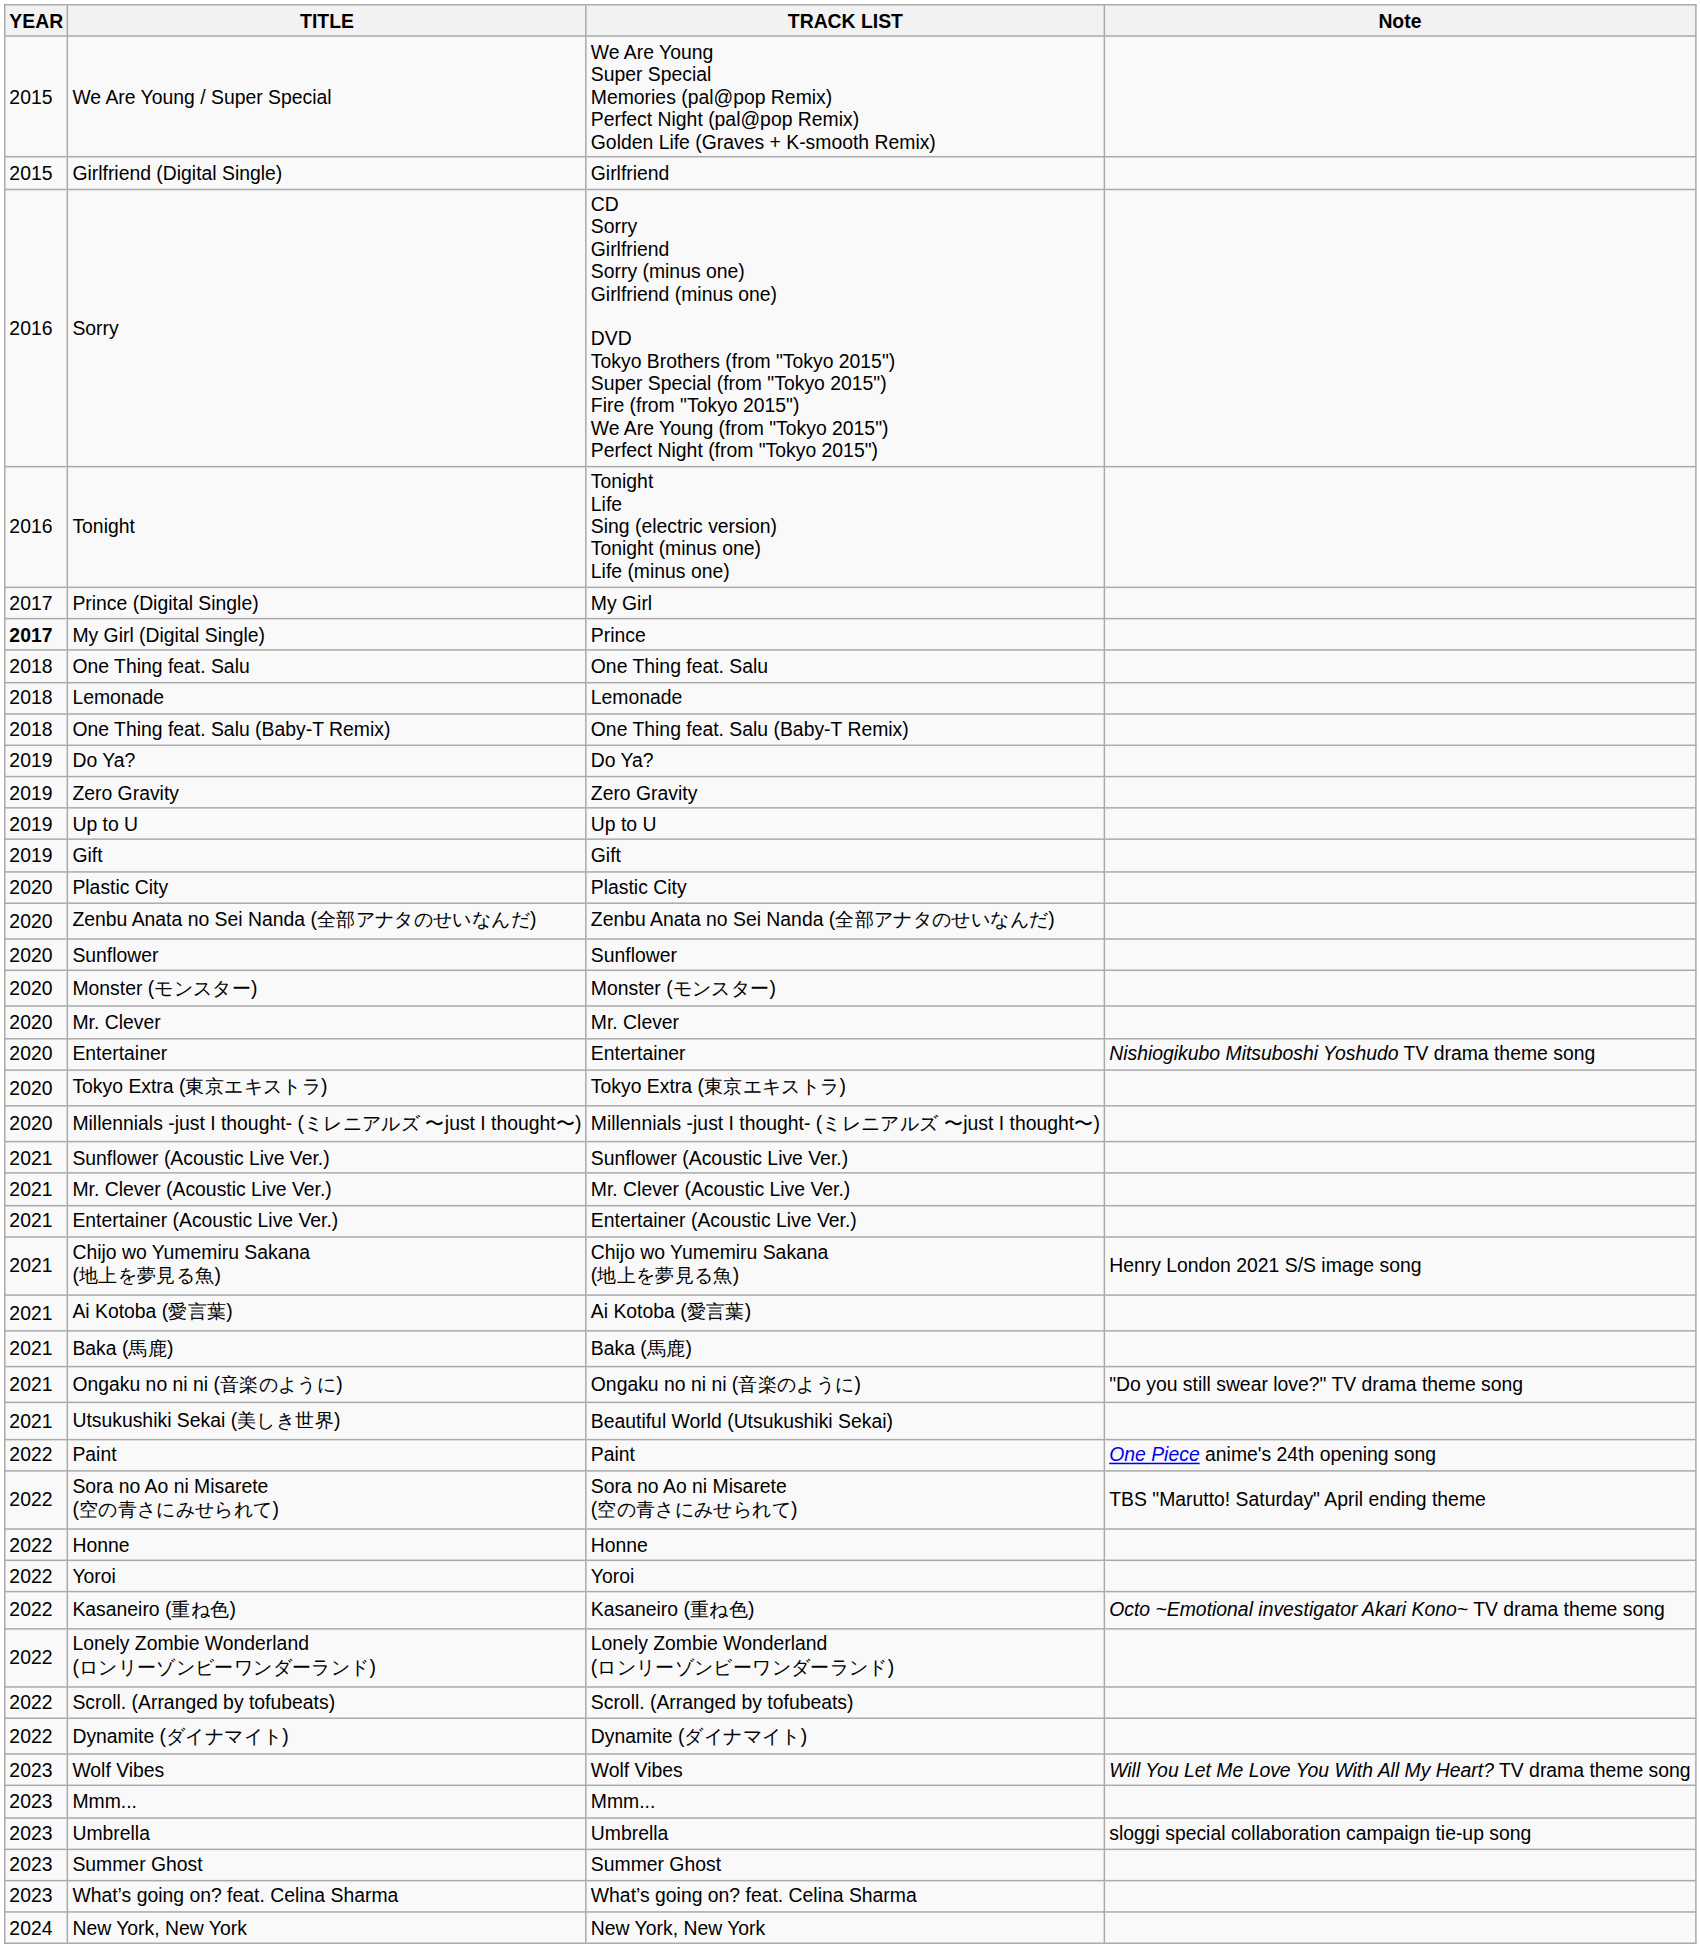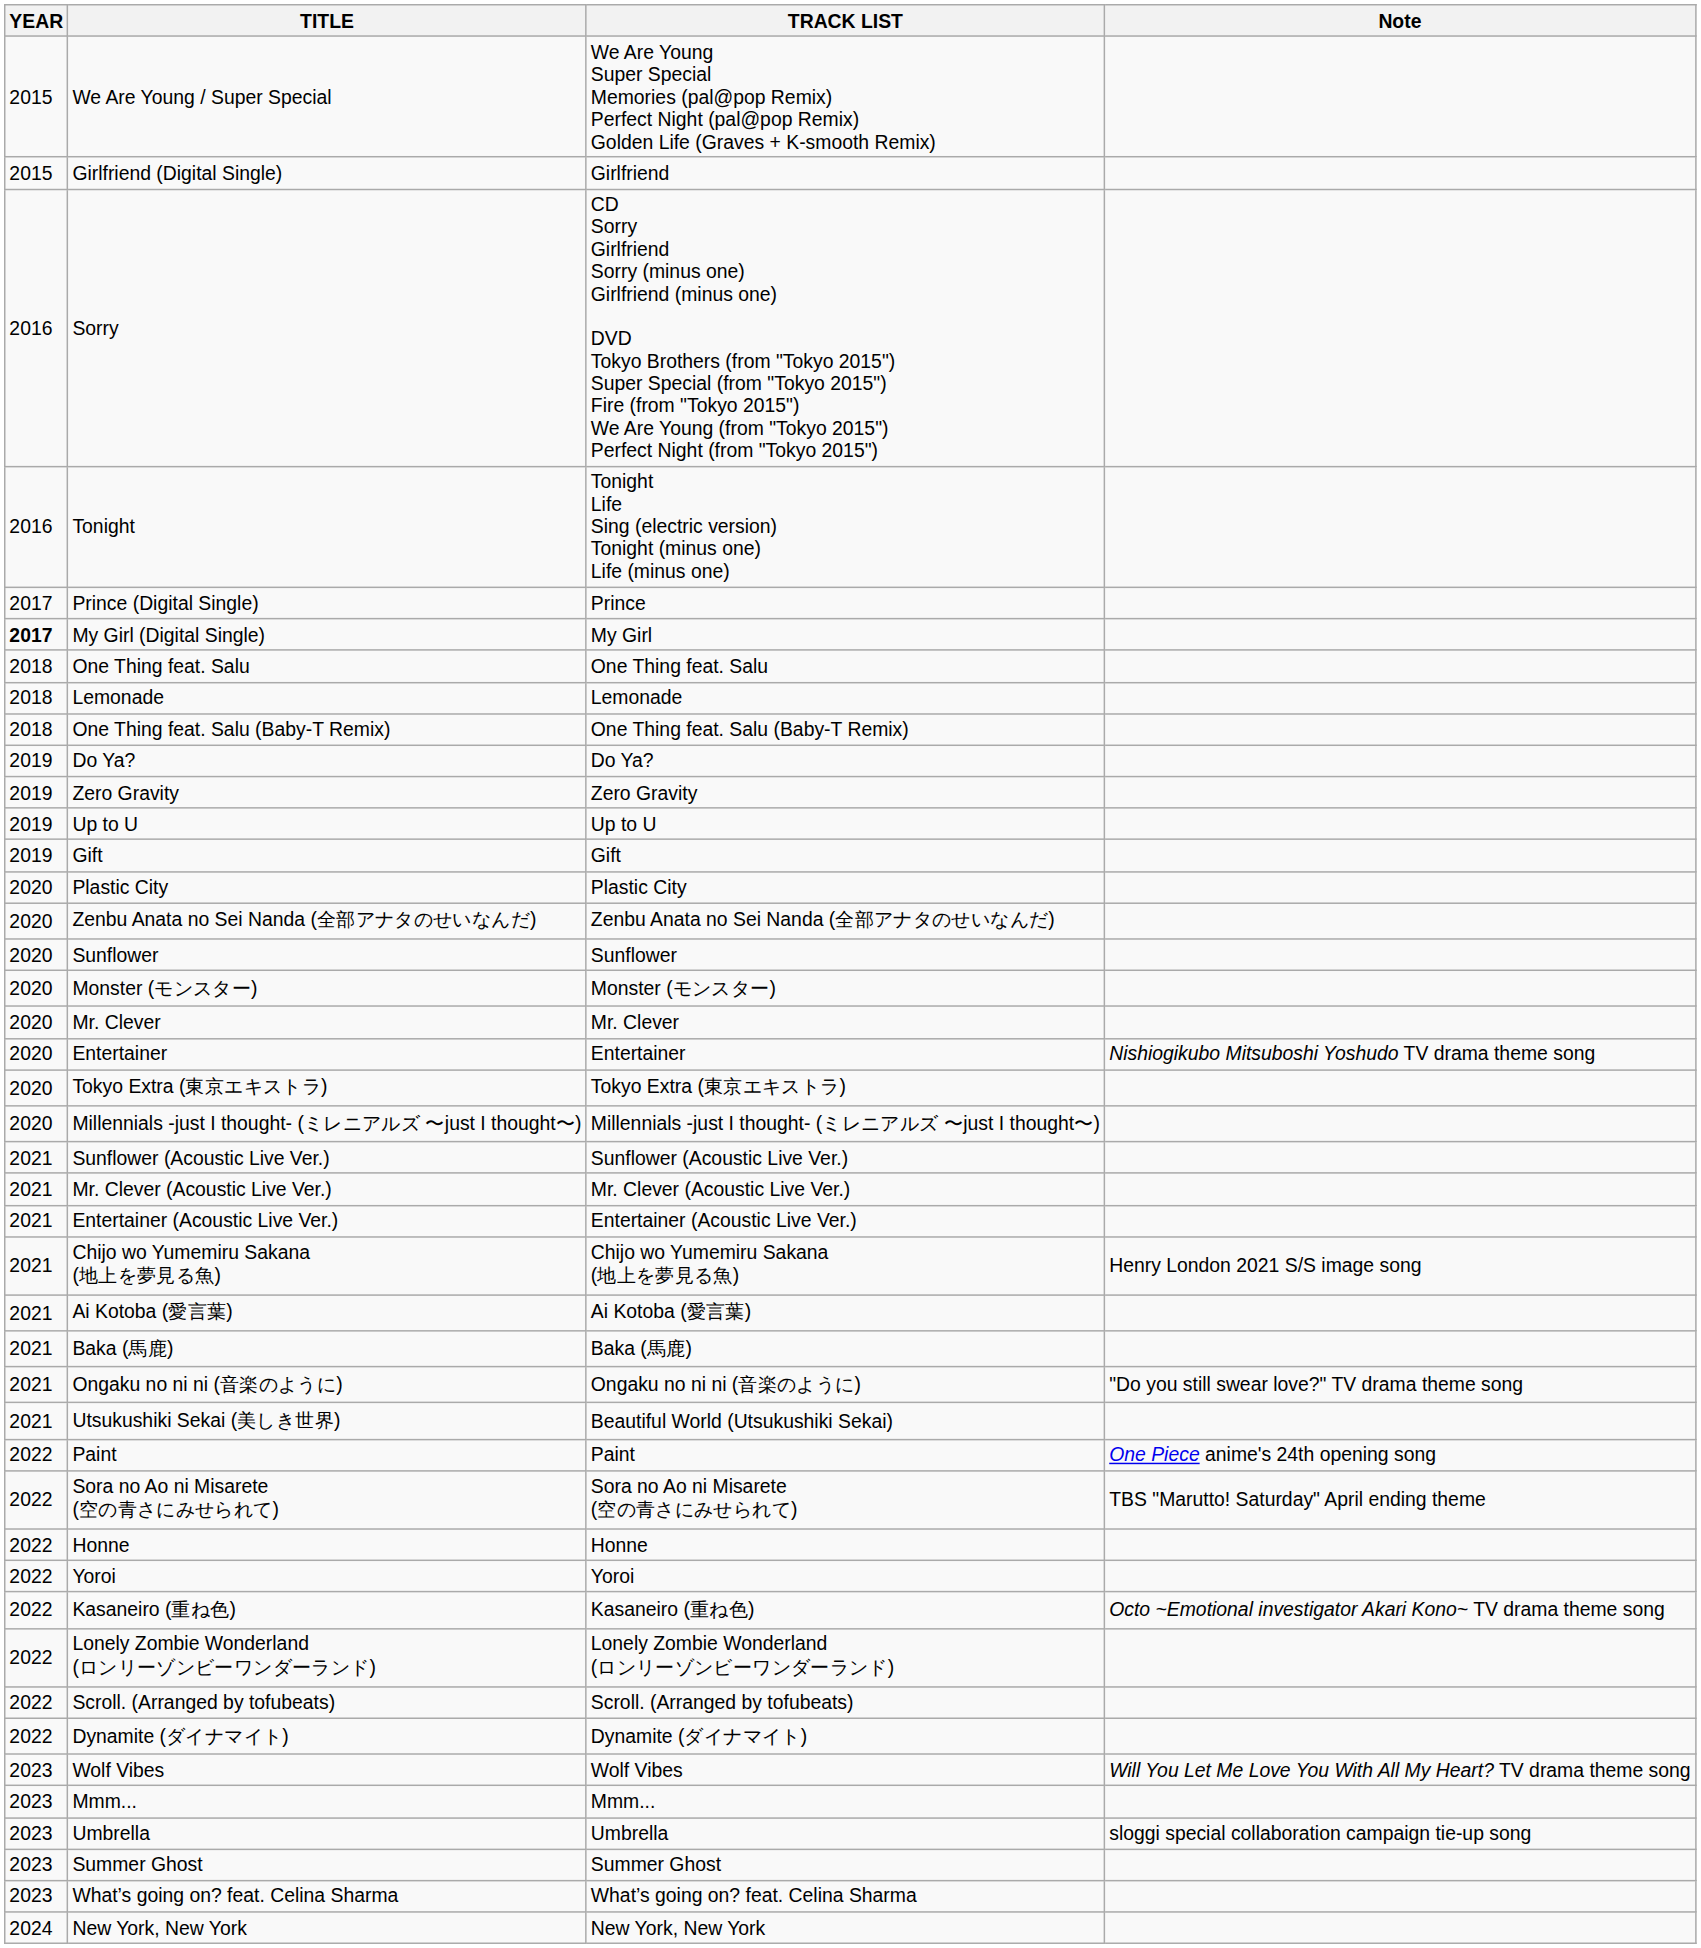(621, 603) My Girl -> (618, 603) Prince
(618, 635) Prince -> (621, 635) My Girl
